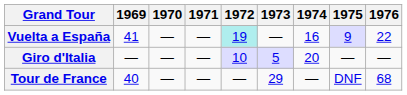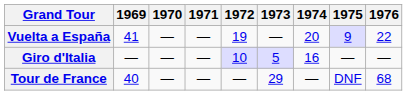(240, 36) paleturquoise background -> (240, 36) no background
(312, 36) 16 -> (312, 36) 20
(312, 57) 20 -> (312, 57) 16
